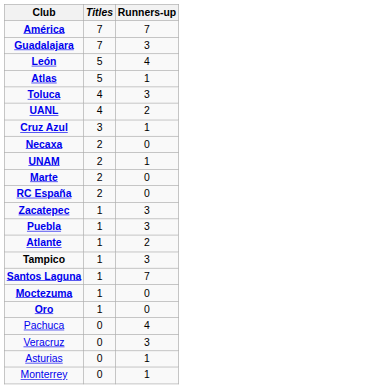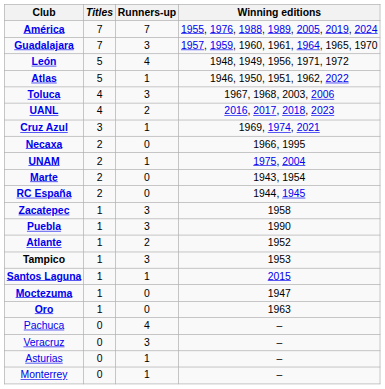+ column: (279, 12)
(147, 276) 7 -> (147, 276) 1
